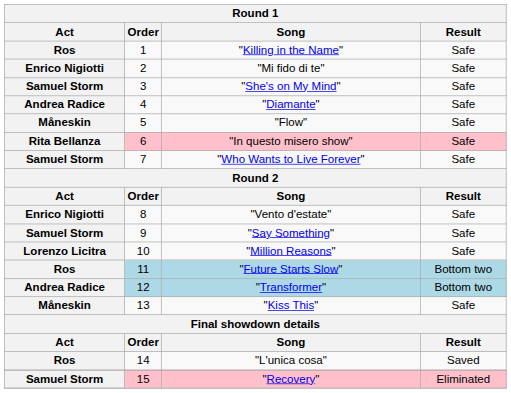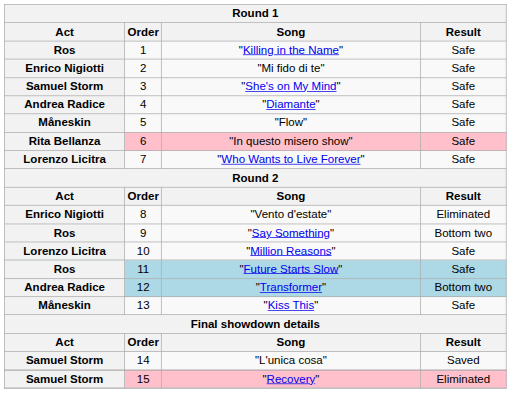(65, 159) Samuel Storm -> (65, 159) Lorenzo Licitra
(463, 214) Safe -> (463, 214) Eliminated
(65, 232) Samuel Storm -> (65, 232) Ros
(463, 232) Safe -> (463, 232) Bottom two
(463, 269) Bottom two -> (463, 269) Safe
(65, 360) Ros -> (65, 360) Samuel Storm
